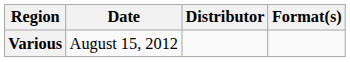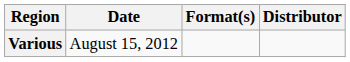columns swapped: (307, 17) <-> (225, 17)
